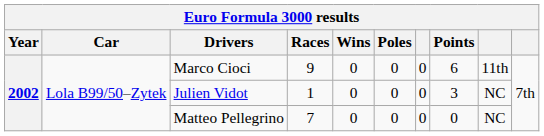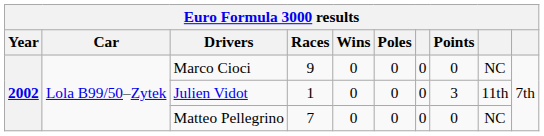(454, 67) 6 -> (454, 67) 0
(495, 67) 11th -> (495, 67) NC
(495, 93) NC -> (495, 93) 11th
